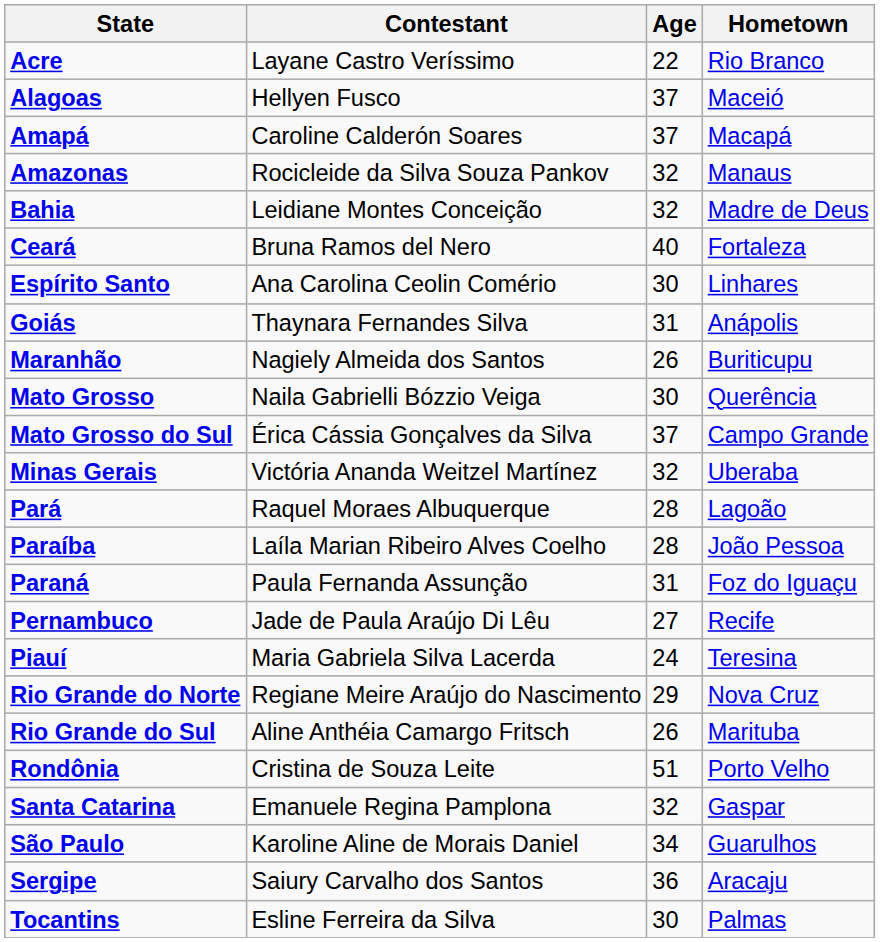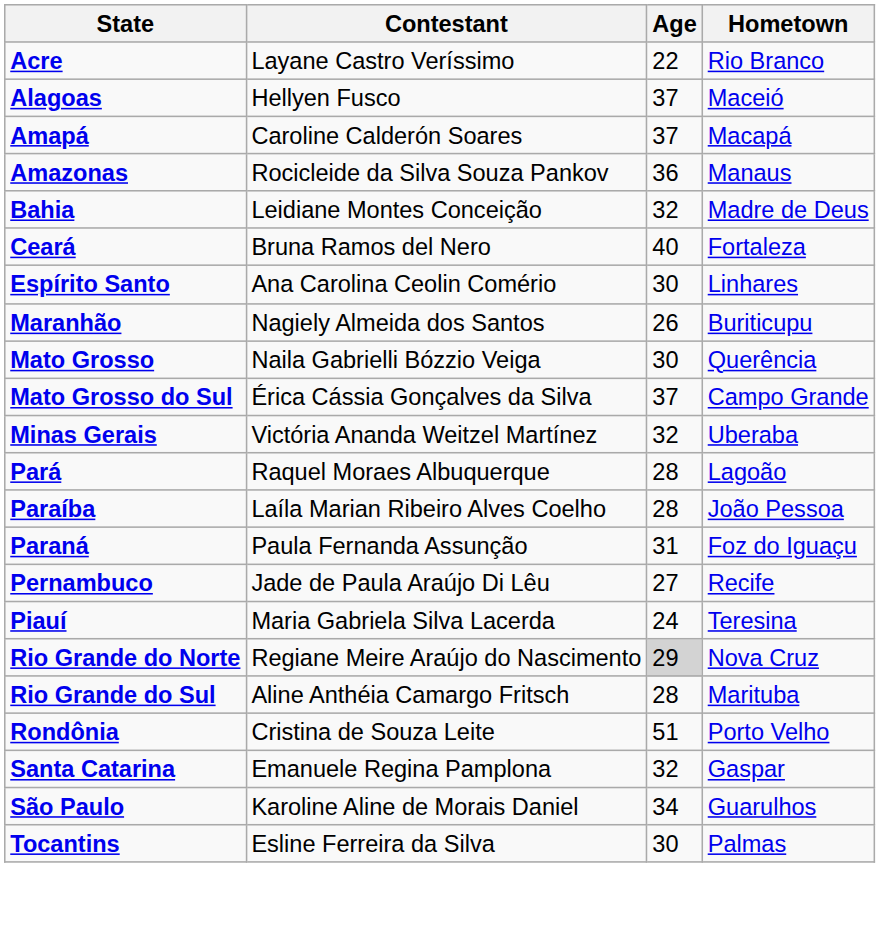(665, 173) 32 -> (665, 173) 36
- row: (43, 322)
(665, 695) no background -> (665, 658) lightgrey background
(665, 732) 26 -> (665, 695) 28
- row: (53, 881)
